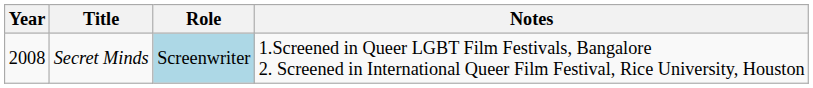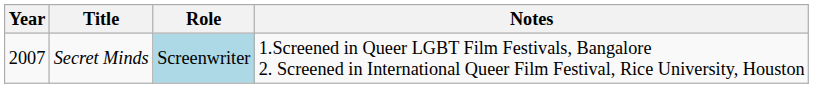(27, 58) 2008 -> (27, 58) 2007
